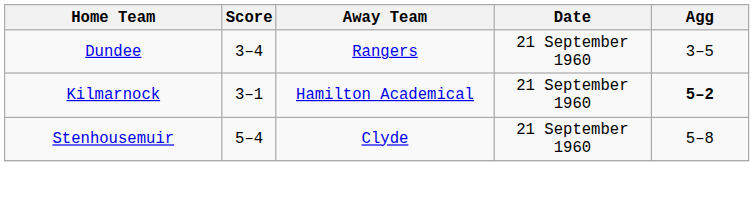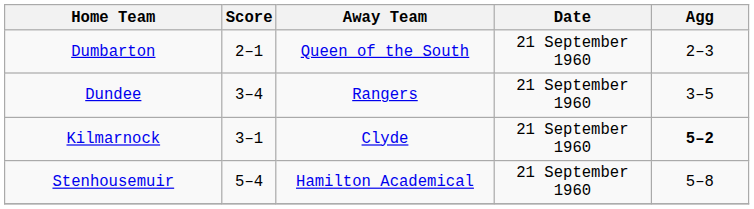+ row: (113, 52)
(385, 95) Hamilton Academical -> (385, 139) Clyde
(385, 139) Clyde -> (385, 182) Hamilton Academical
